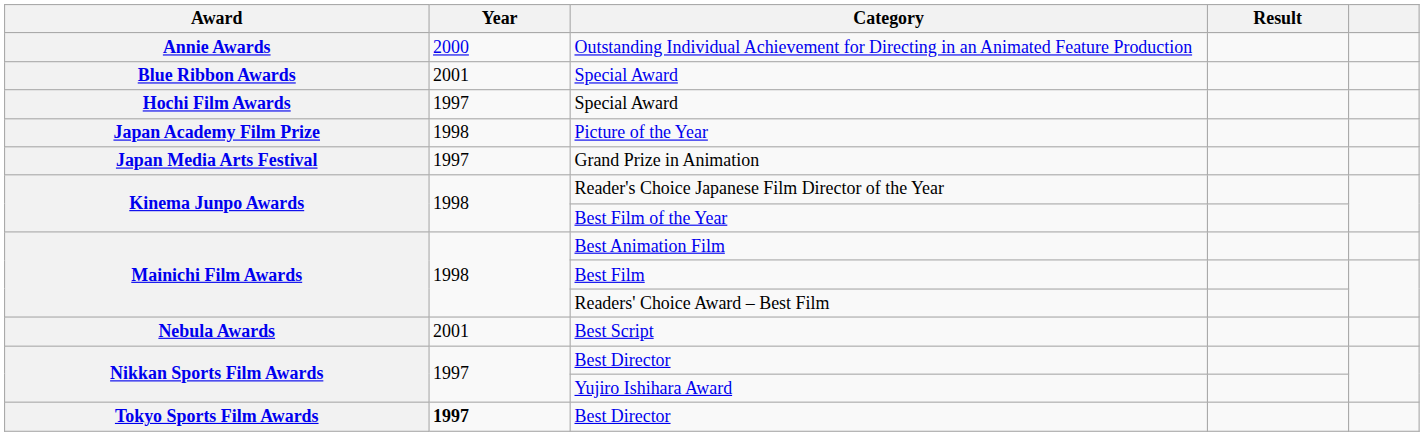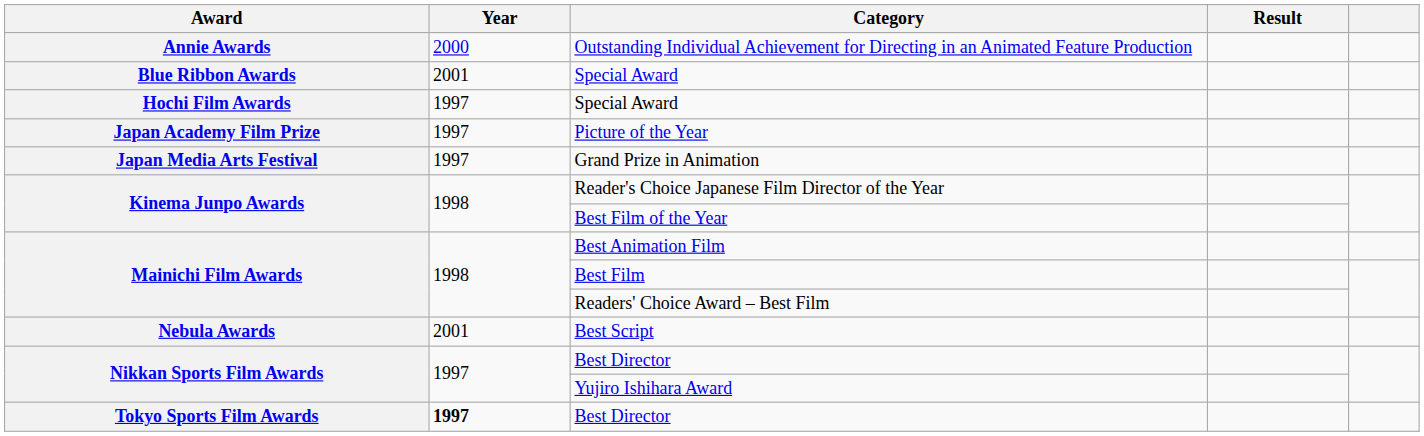(451, 132) 1998 -> (451, 132) 1997
